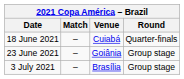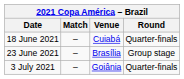(107, 53) Goiânia -> (107, 53) Brasília
(107, 67) Brasília -> (107, 67) Goiânia
(151, 67) Group stage -> (151, 67) Quarter-finals
